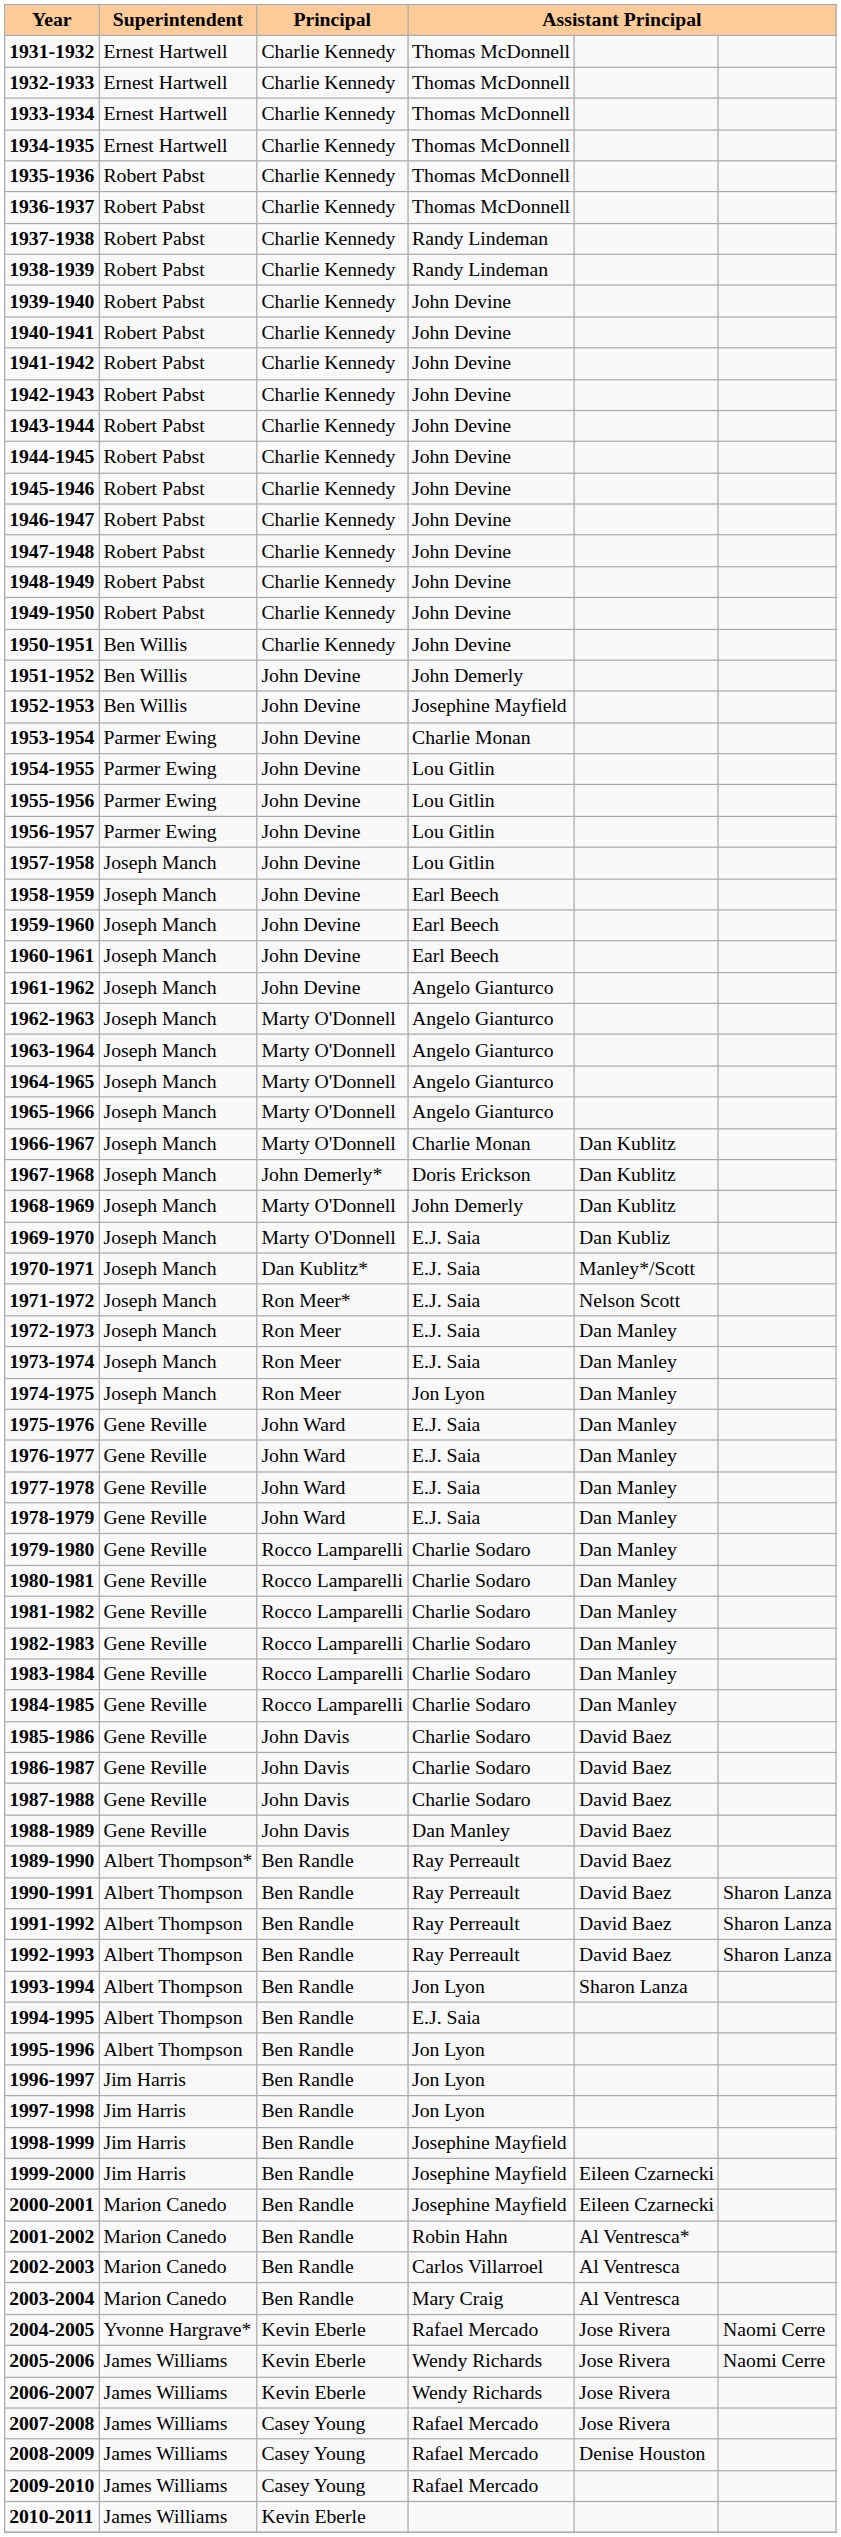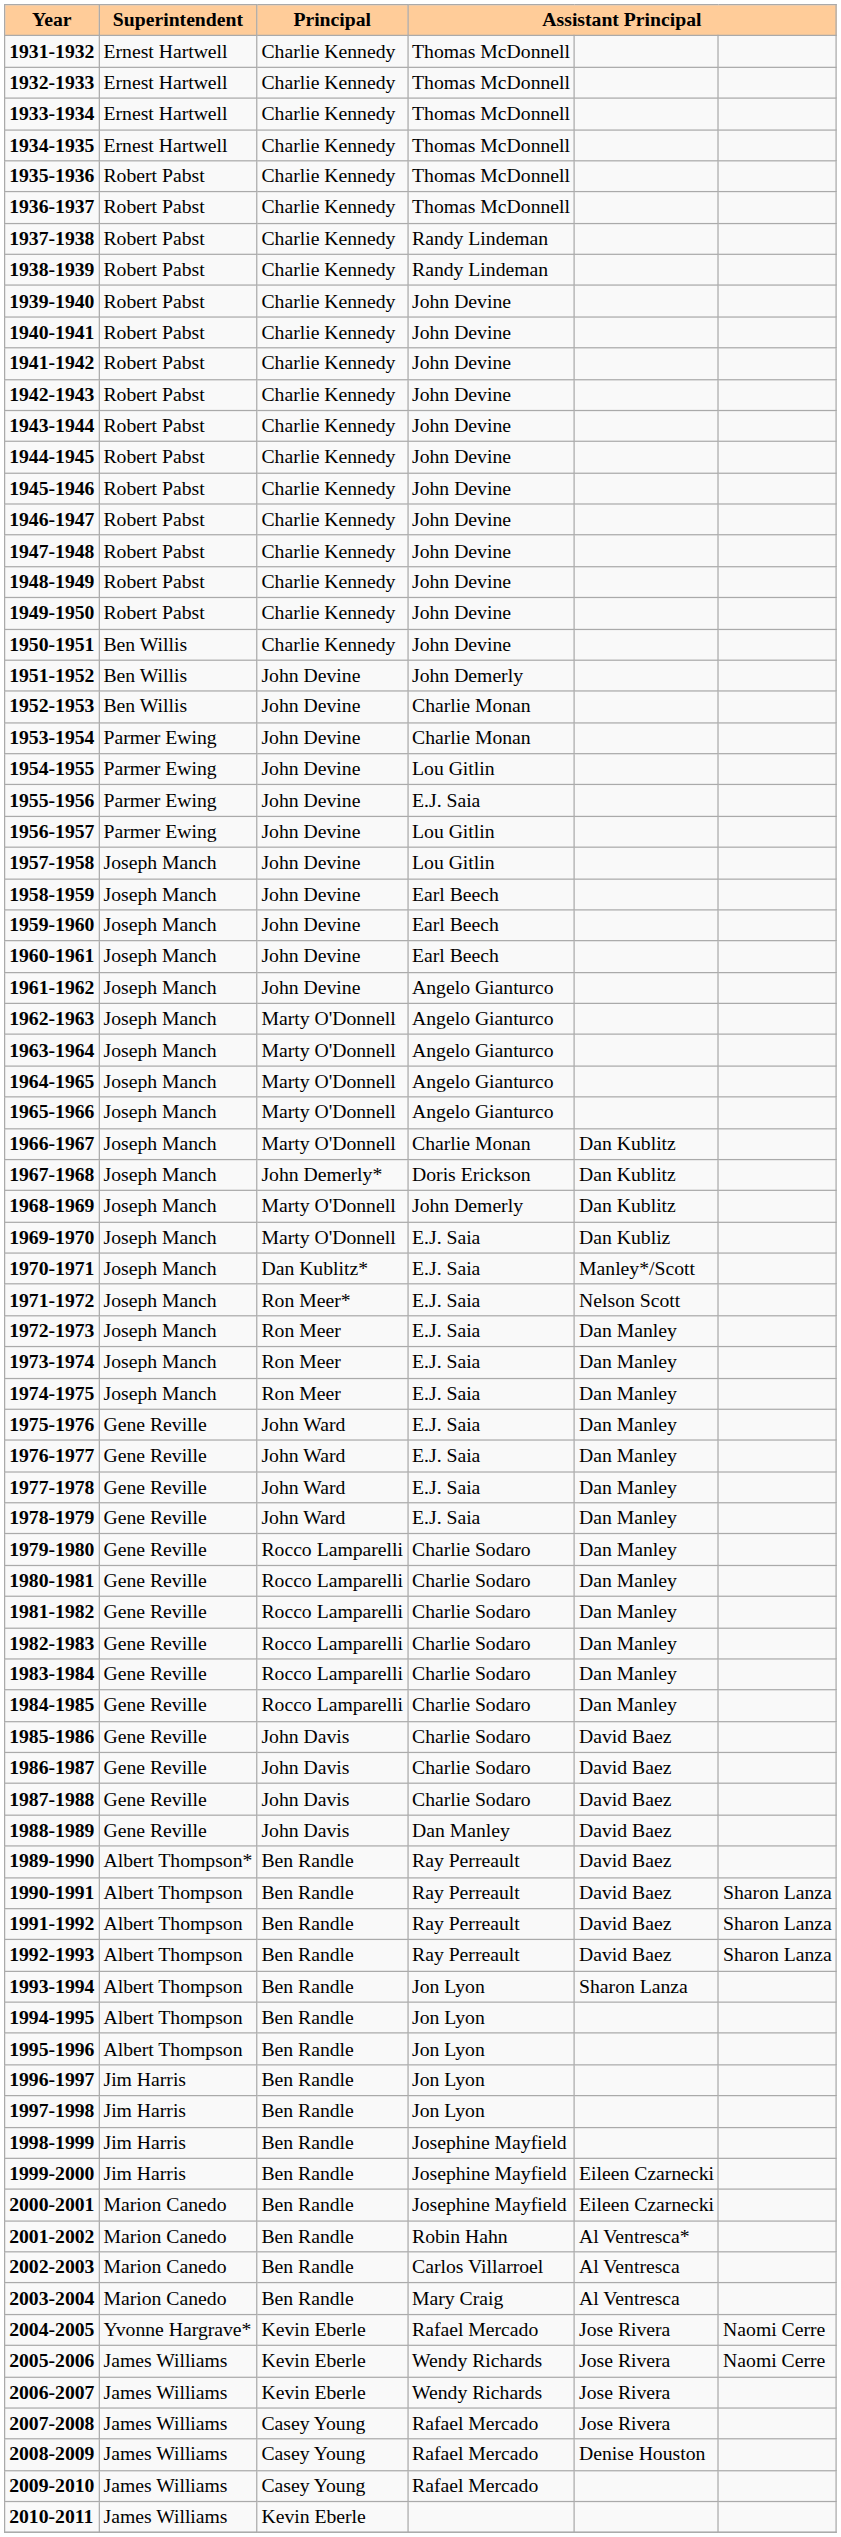(489, 706) Josephine Mayfield -> (471, 706) Charlie Monan
(453, 800) Lou Gitlin -> (446, 800) E.J. Saia
(448, 1393) Jon Lyon -> (446, 1393) E.J. Saia
(446, 2017) E.J. Saia -> (448, 2017) Jon Lyon
